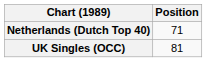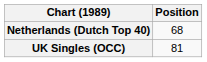(177, 30) 71 -> (177, 30) 68
